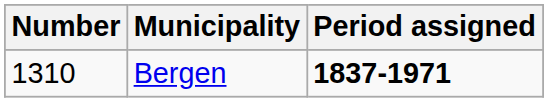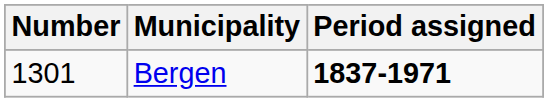(44, 73) 1310 -> (44, 73) 1301
